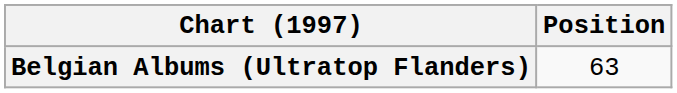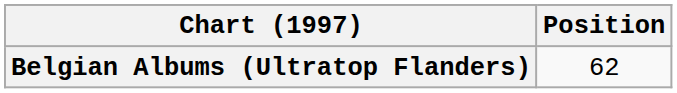(604, 67) 63 -> (604, 67) 62
